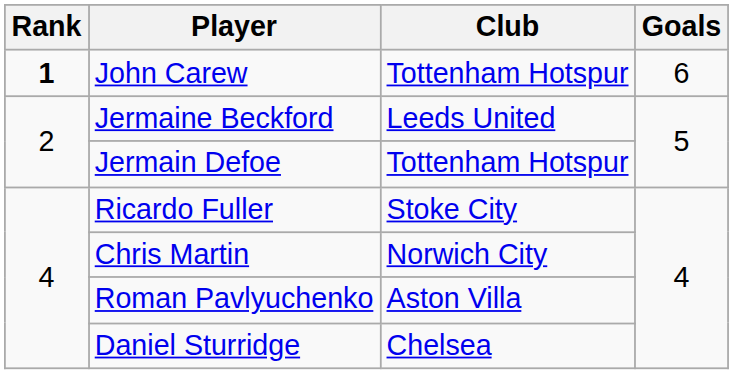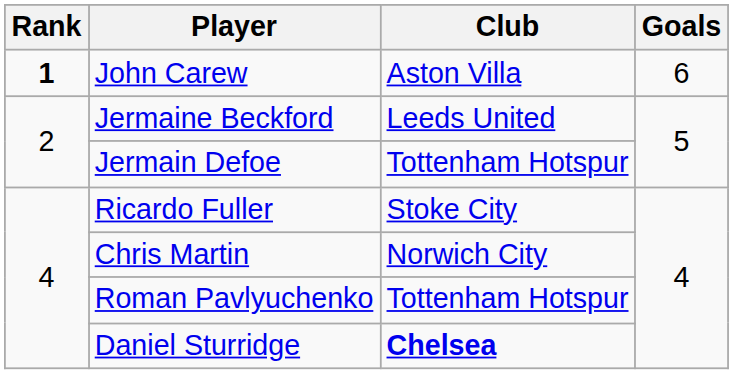(508, 72) Tottenham Hotspur -> (454, 72) Aston Villa
(454, 299) Aston Villa -> (508, 299) Tottenham Hotspur
(439, 345) normal -> (441, 345) bold
